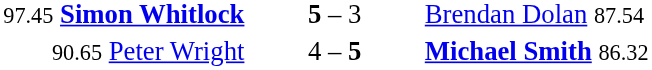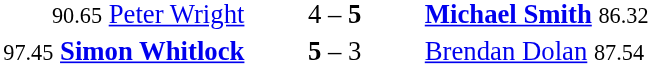rows swapped: (148, 51) <-> (124, 14)
